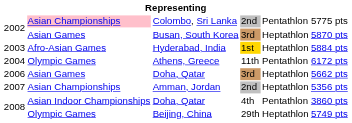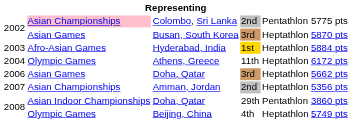(285, 61) Pentathlon -> (285, 61) Heptathlon
(248, 100) 4th -> (250, 100) 29th
(250, 114) 29th -> (248, 114) 4th
